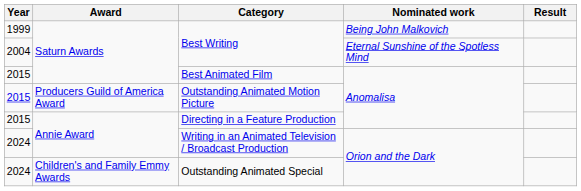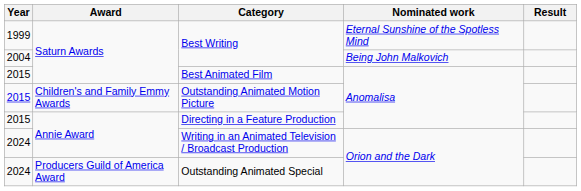(397, 29) Being John Malkovich -> (422, 35) Eternal Sunshine of the Spotless Mind
(422, 52) Eternal Sunshine of the Spotless Mind -> (397, 58) Being John Malkovich
(99, 97) Producers Guild of America Award -> (102, 97) Children's and Family Emmy Awards
(102, 171) Children's and Family Emmy Awards -> (99, 171) Producers Guild of America Award
